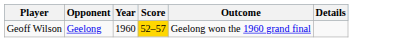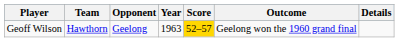+ column: (87, 12)
(125, 28) 1960 -> (171, 28) 1963
